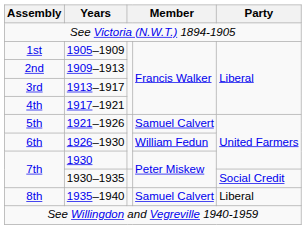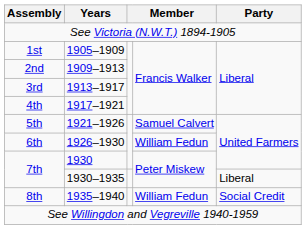(252, 178) Social Credit -> (236, 178) Liberal
(174, 196) Samuel Calvert -> (172, 196) William Fedun
(236, 196) Liberal -> (252, 196) Social Credit
